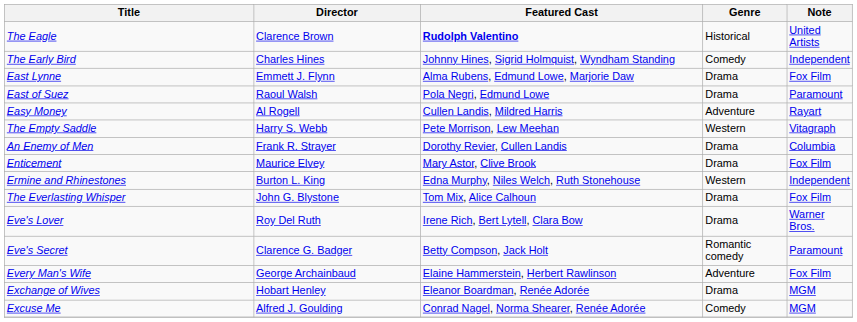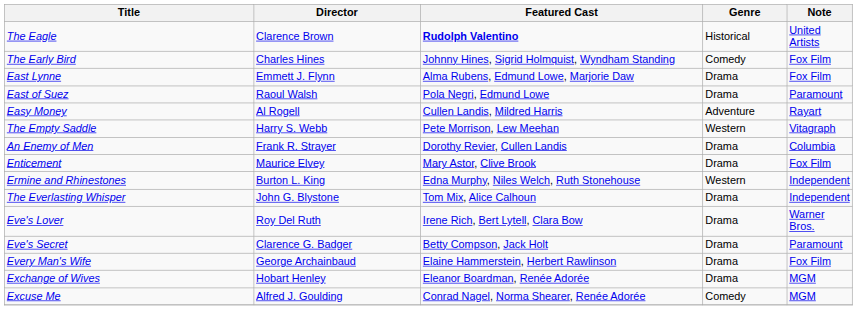(820, 59) Independent -> (810, 59) Fox Film
(810, 197) Fox Film -> (820, 197) Independent
(728, 250) Romantic comedy -> (722, 244) Drama
(730, 274) Adventure -> (722, 261) Drama
